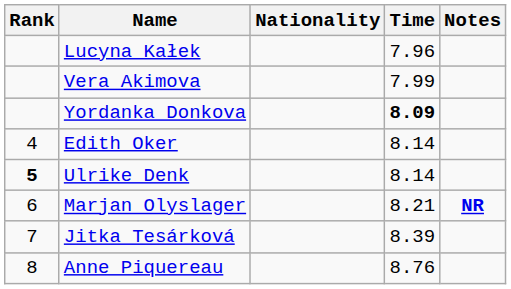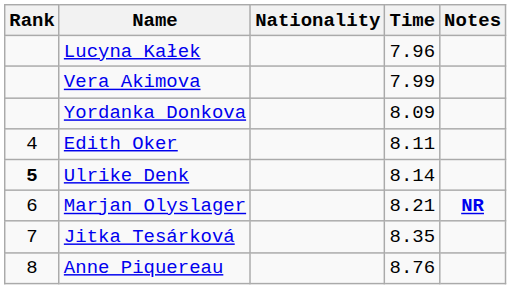(412, 113) bold -> (412, 113) normal
(412, 144) 8.14 -> (412, 144) 8.11
(412, 237) 8.39 -> (412, 237) 8.35
